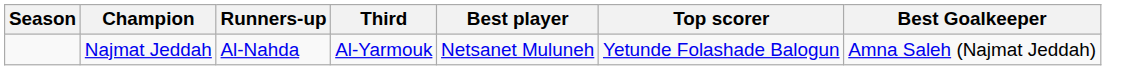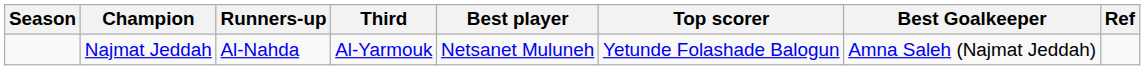+ column: (1120, 19)
